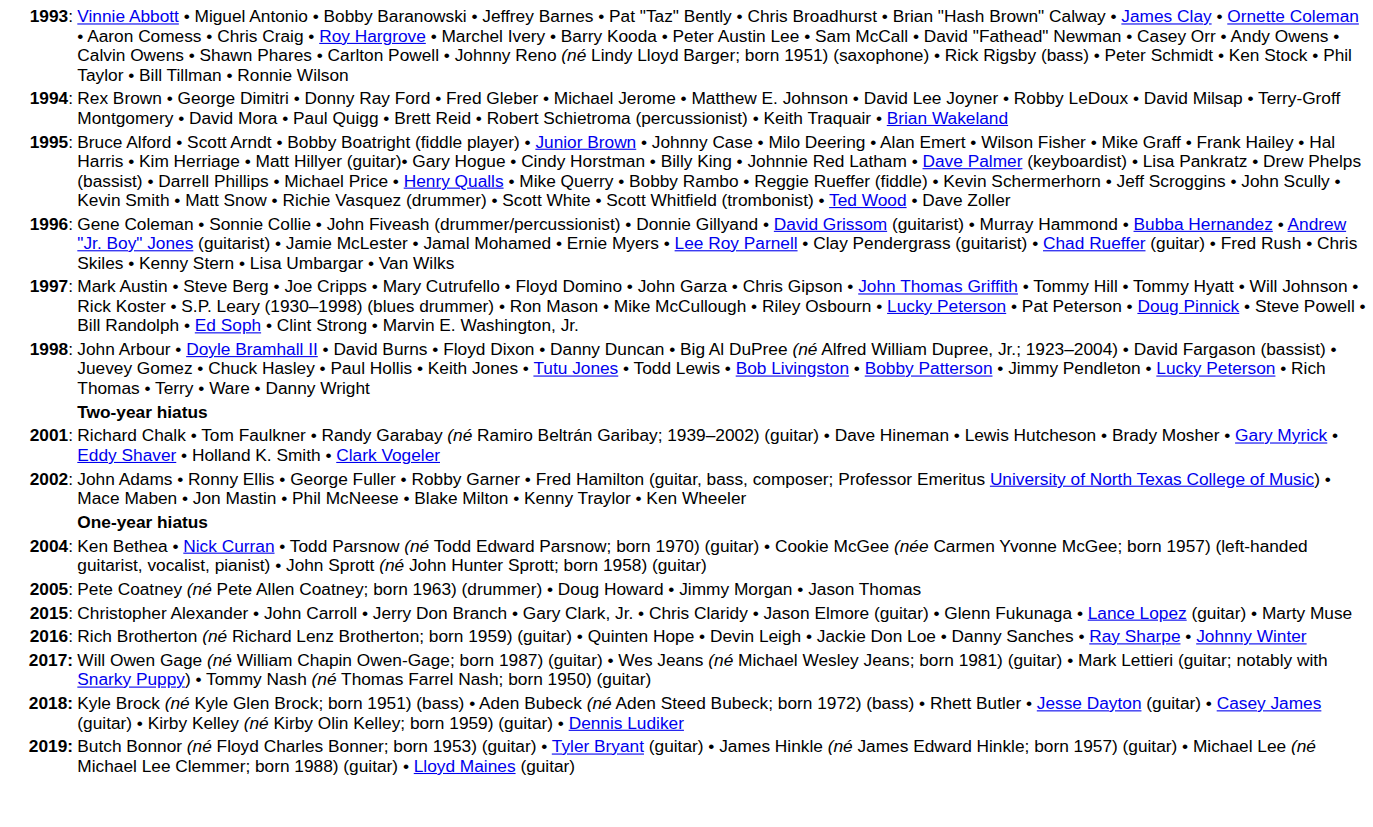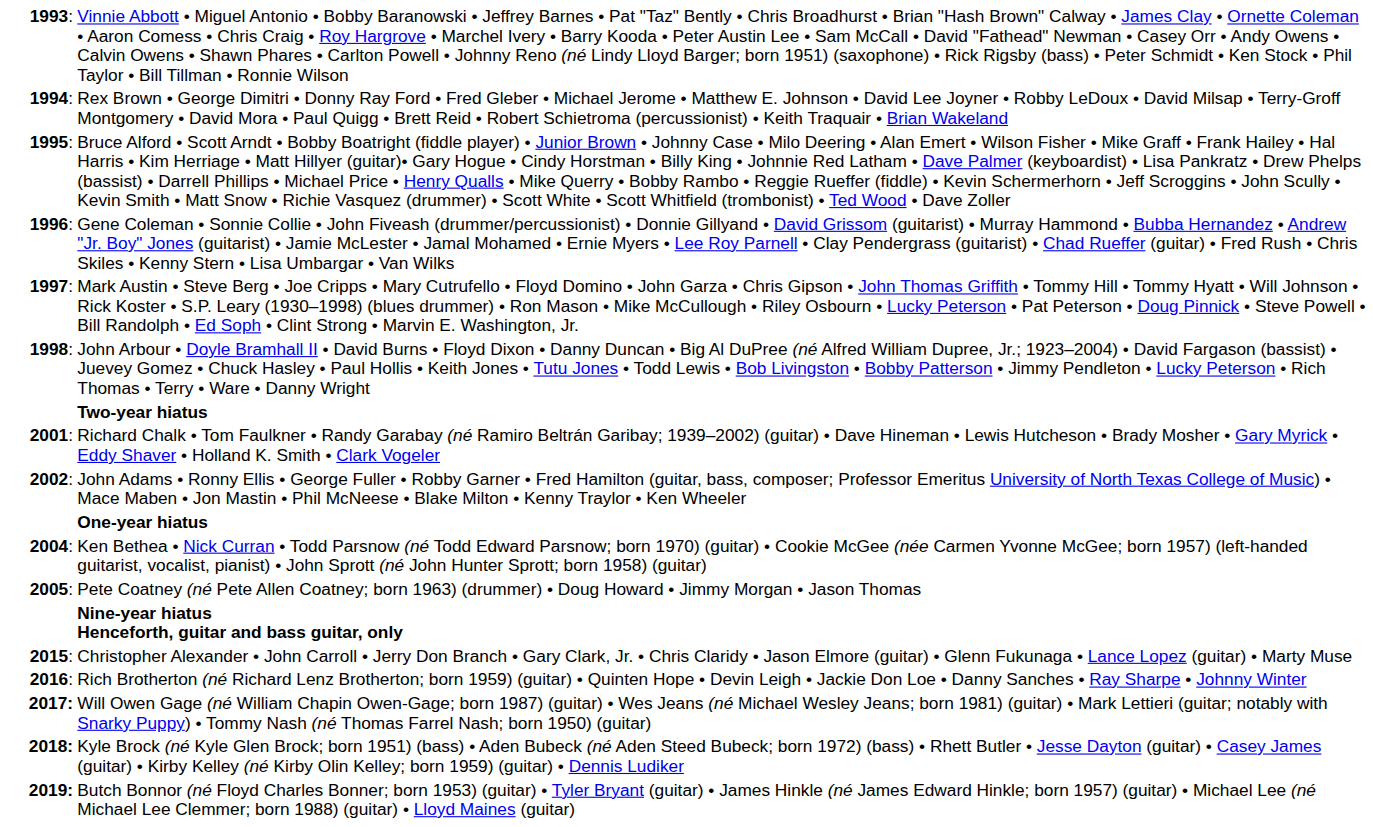+ row: (240, 622)
